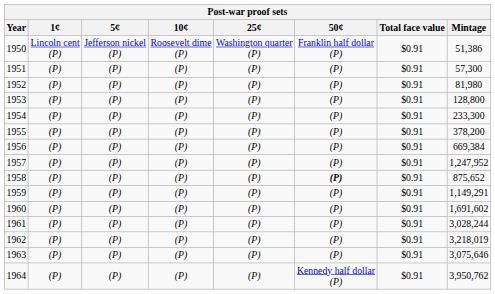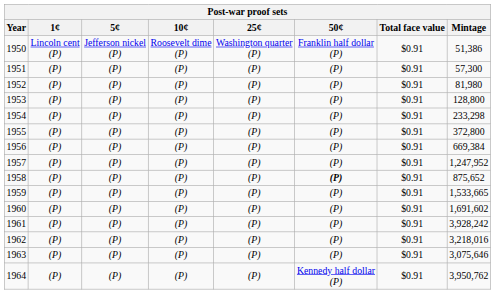(469, 116) 233,300 -> (469, 116) 233,298
(469, 131) 378,200 -> (469, 131) 372,800
(469, 193) 1,149,291 -> (469, 193) 1,533,665
(469, 224) 3,028,244 -> (469, 224) 3,928,242
(469, 239) 3,218,019 -> (469, 239) 3,218,016
